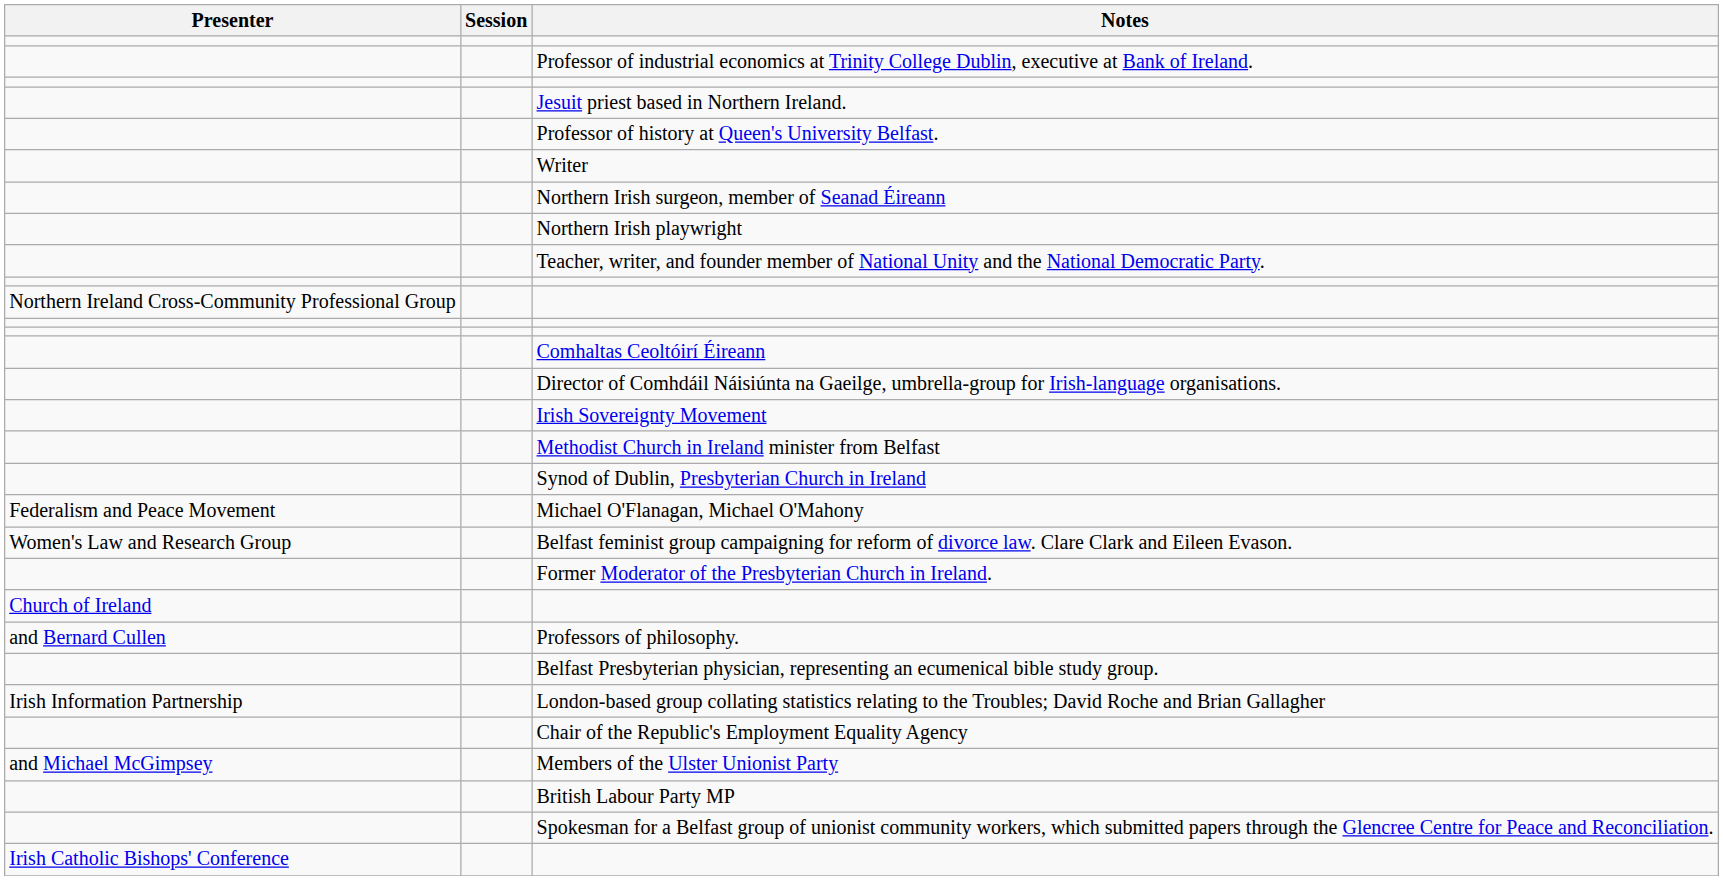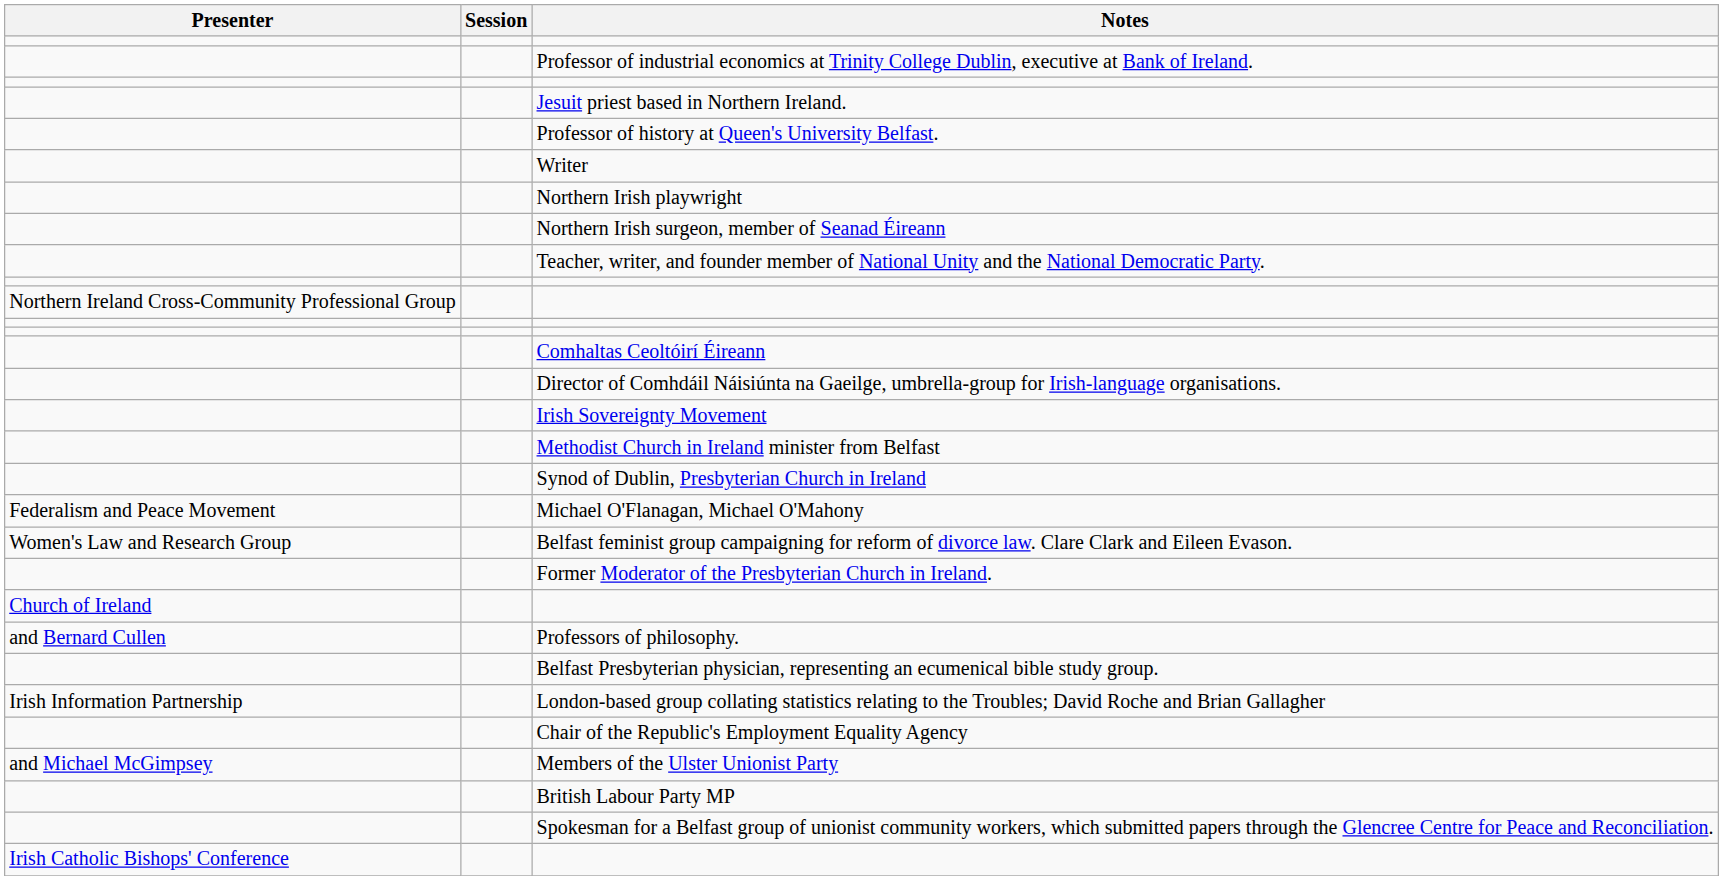rows swapped: (233, 229) <-> (233, 198)
